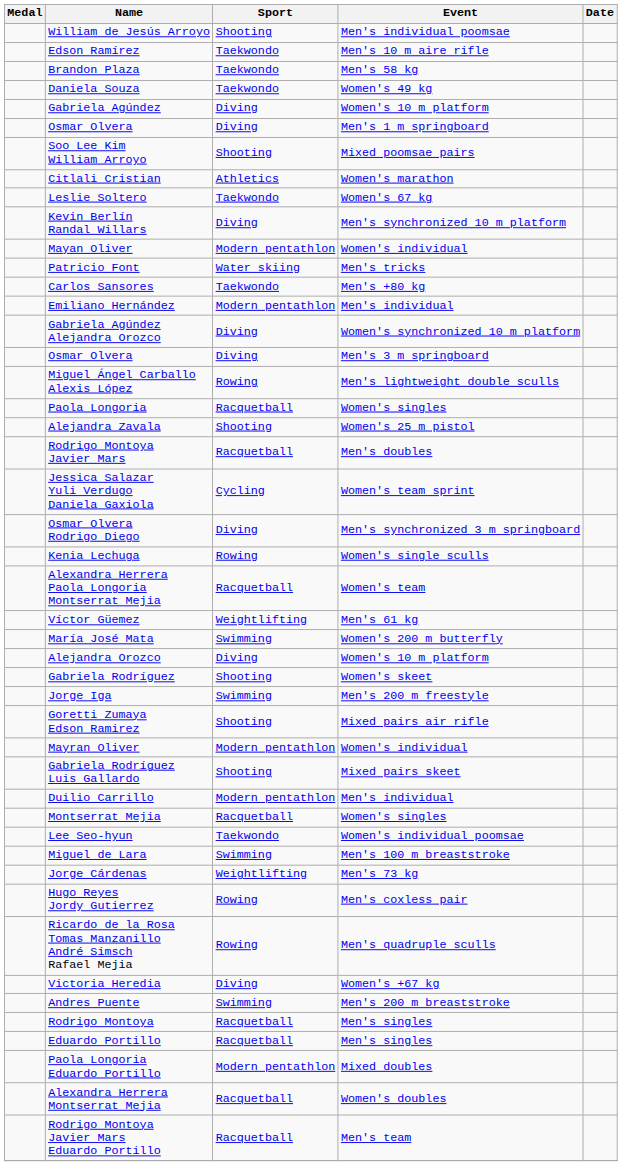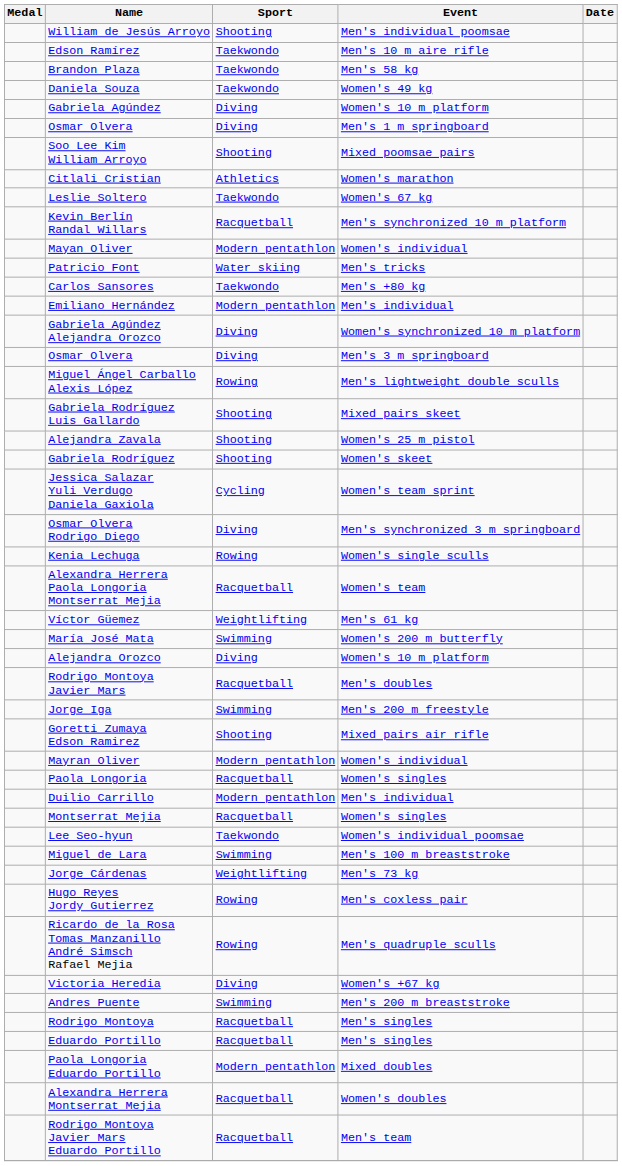(237, 224) Diving -> (254, 224) Racquetball
rows swapped: (97, 408) <-> (111, 773)
rows swapped: (101, 453) <-> (111, 678)
